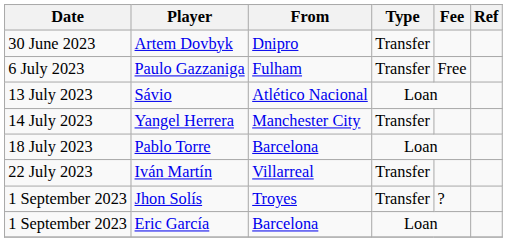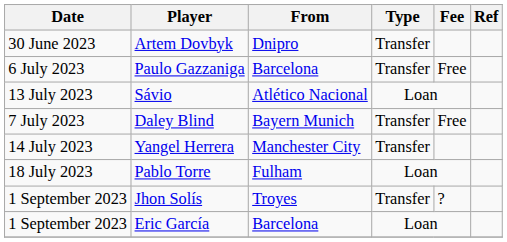(277, 69) Fulham -> (285, 69) Barcelona
+ row: (174, 120)
(285, 146) Barcelona -> (277, 172) Fulham
- row: (173, 172)
